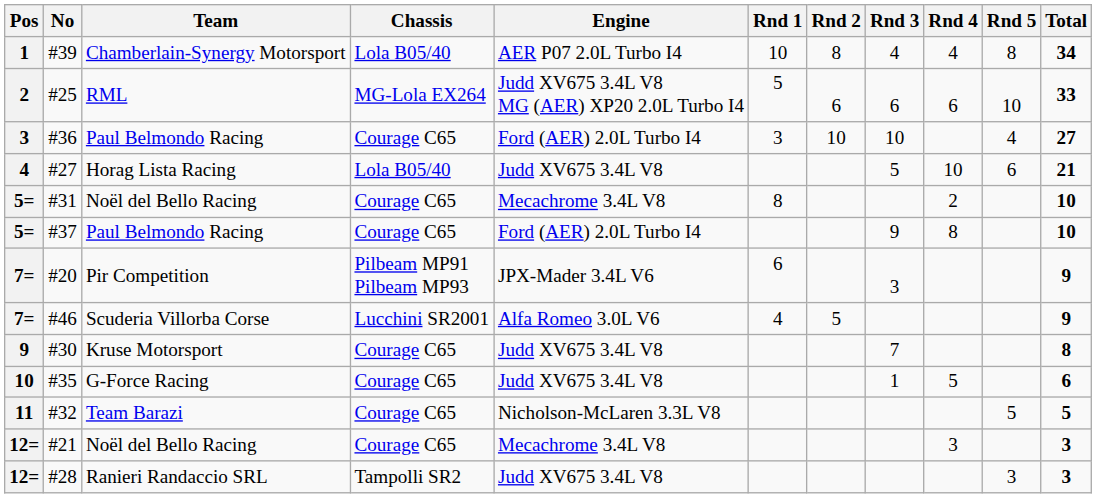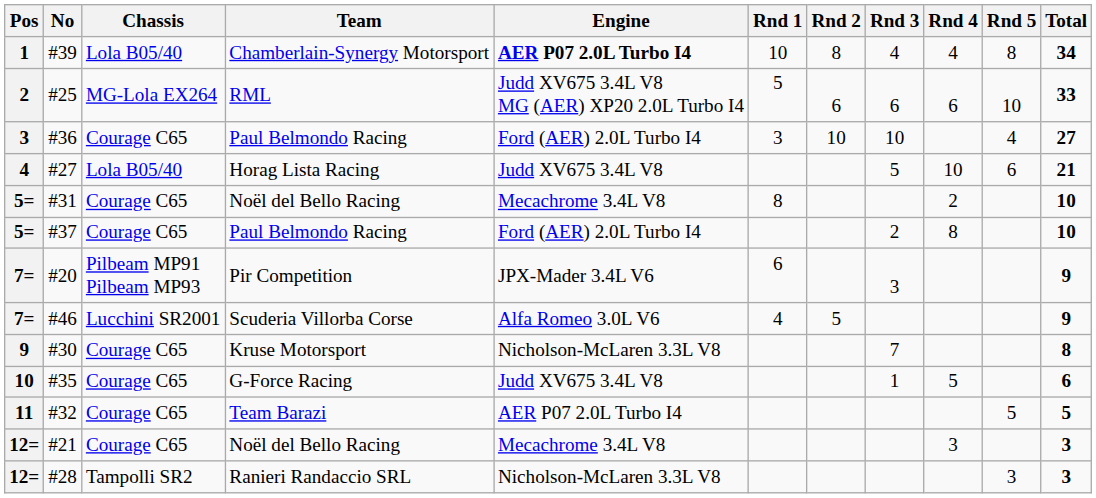columns swapped: (216, 20) <-> (422, 20)
(590, 52) normal -> (594, 52) bold
(895, 232) 9 -> (895, 232) 2
(580, 350) Judd XV675 3.4L V8 -> (609, 350) Nicholson-McLaren 3.3L V8
(609, 413) Nicholson-McLaren 3.3L V8 -> (590, 413) AER P07 2.0L Turbo I4
(580, 476) Judd XV675 3.4L V8 -> (609, 476) Nicholson-McLaren 3.3L V8
